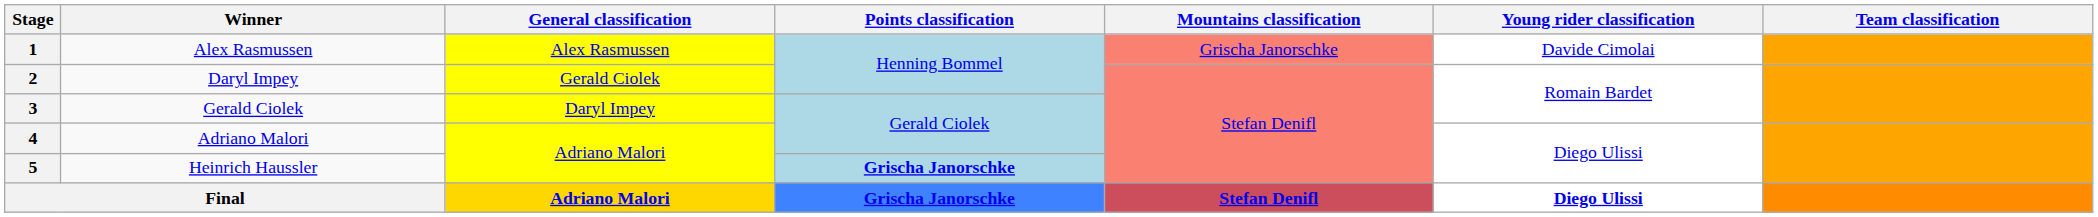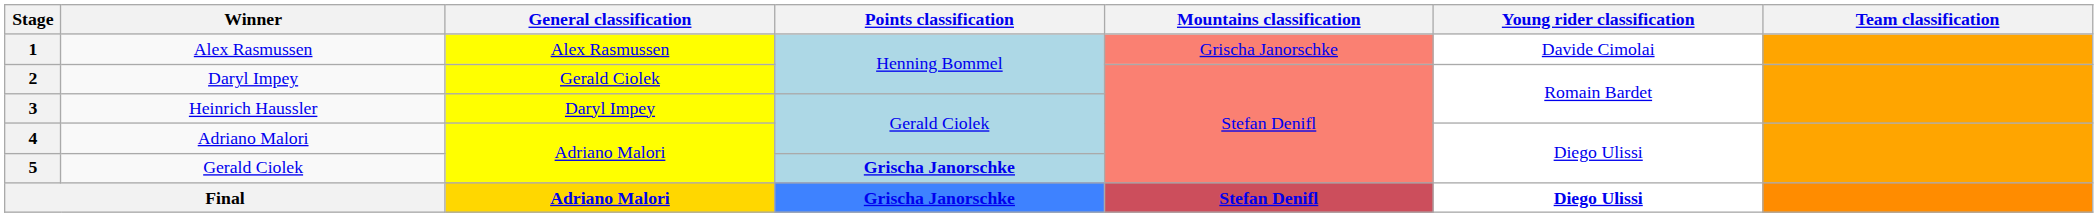(253, 108) Gerald Ciolek -> (253, 108) Heinrich Haussler
(253, 168) Heinrich Haussler -> (253, 168) Gerald Ciolek
